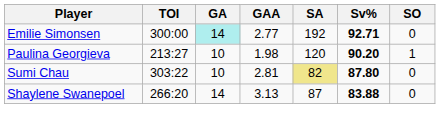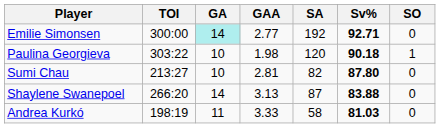(169, 53) 213:27 -> (169, 53) 303:22
(364, 53) 90.20 -> (364, 53) 90.18
(169, 73) 303:22 -> (169, 73) 213:27
(315, 73) khaki background -> (315, 73) no background
+ row: (45, 113)
